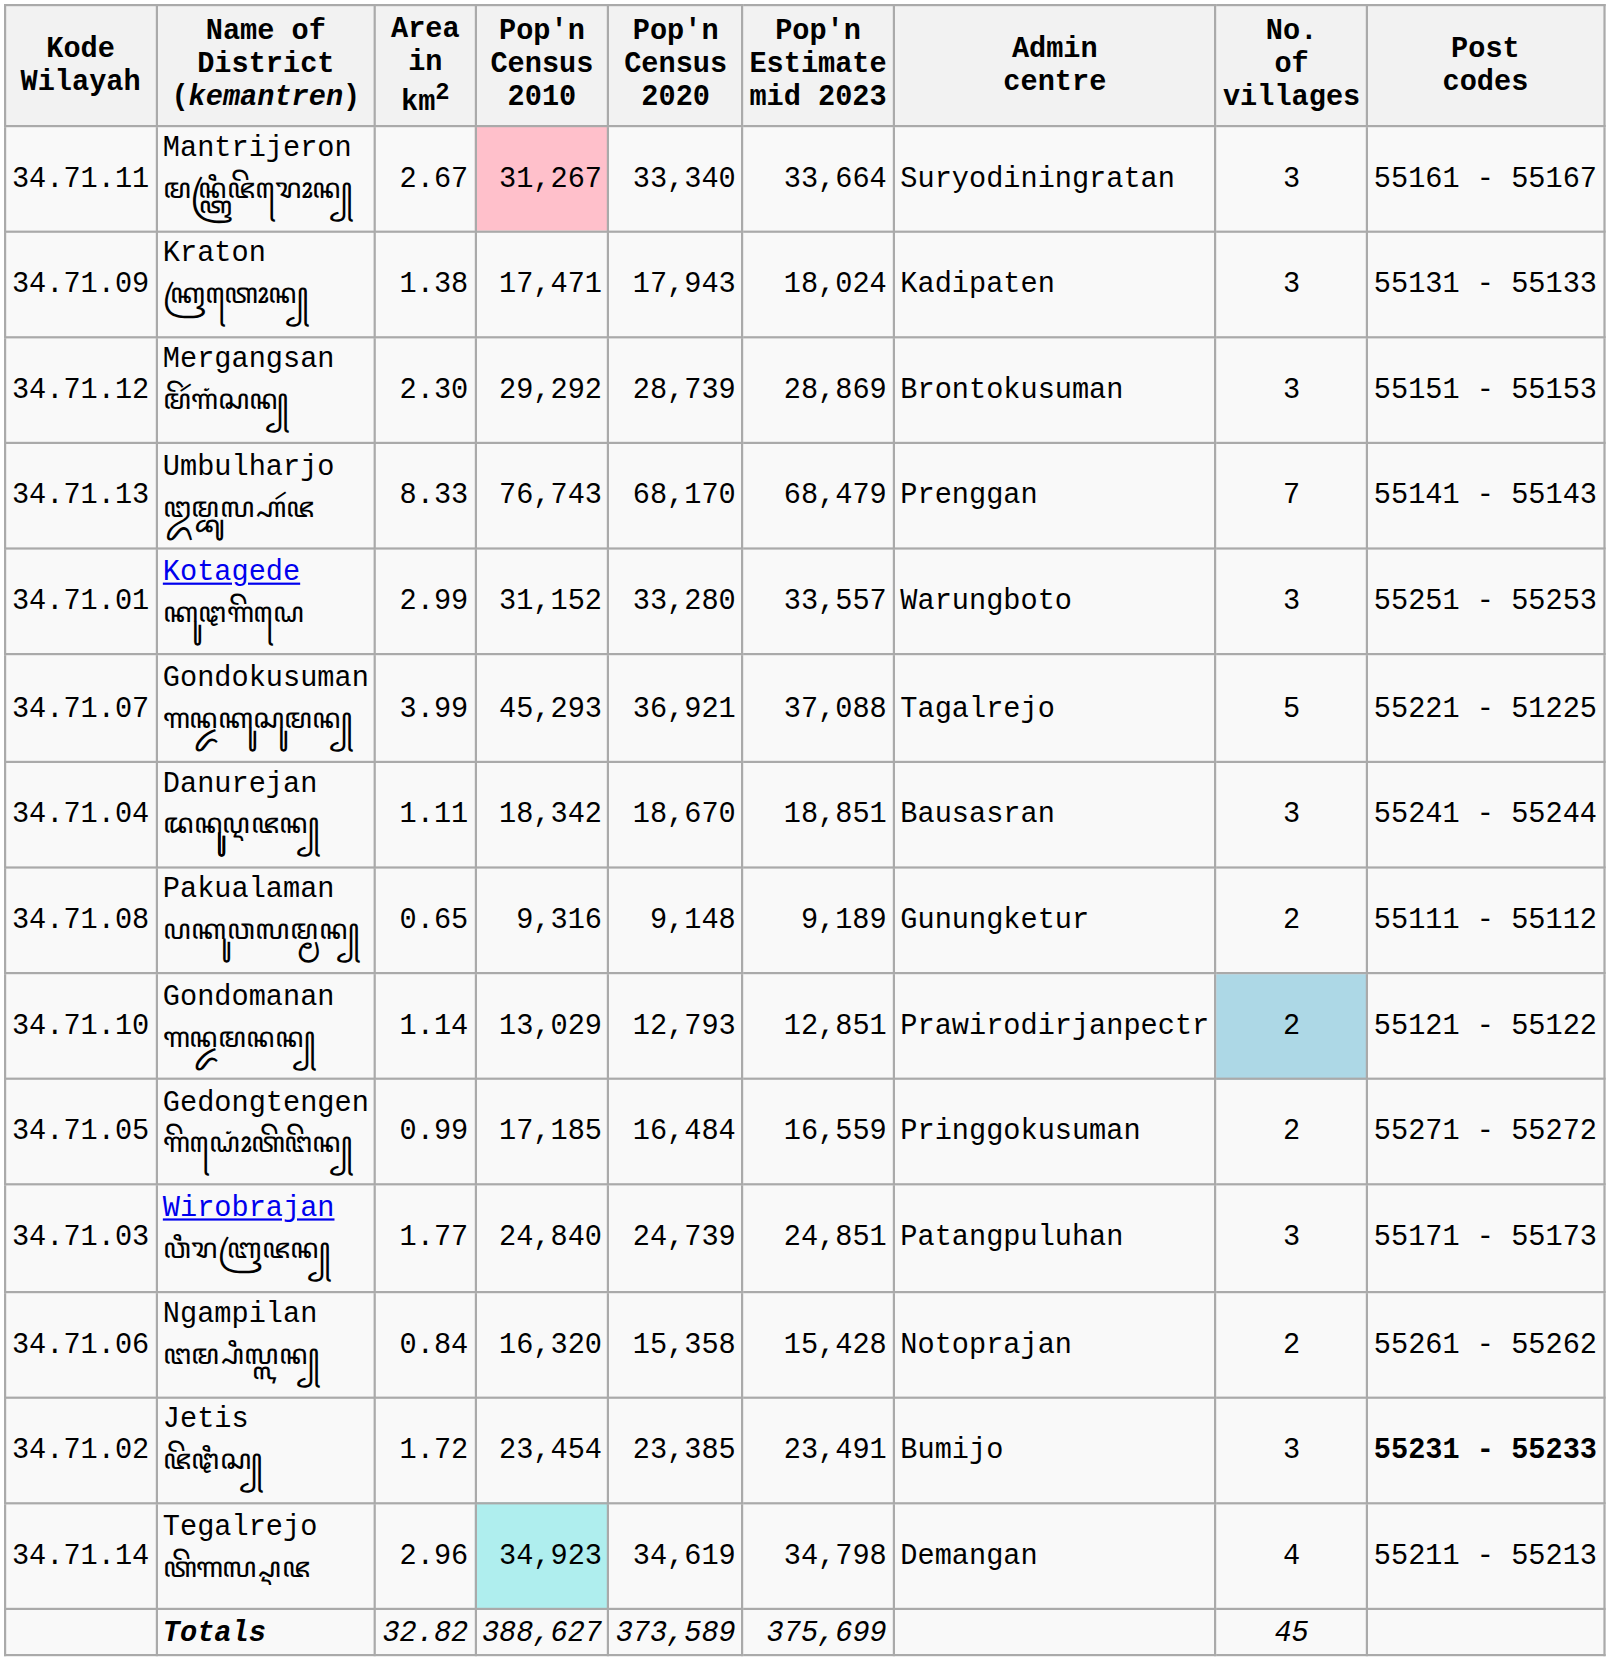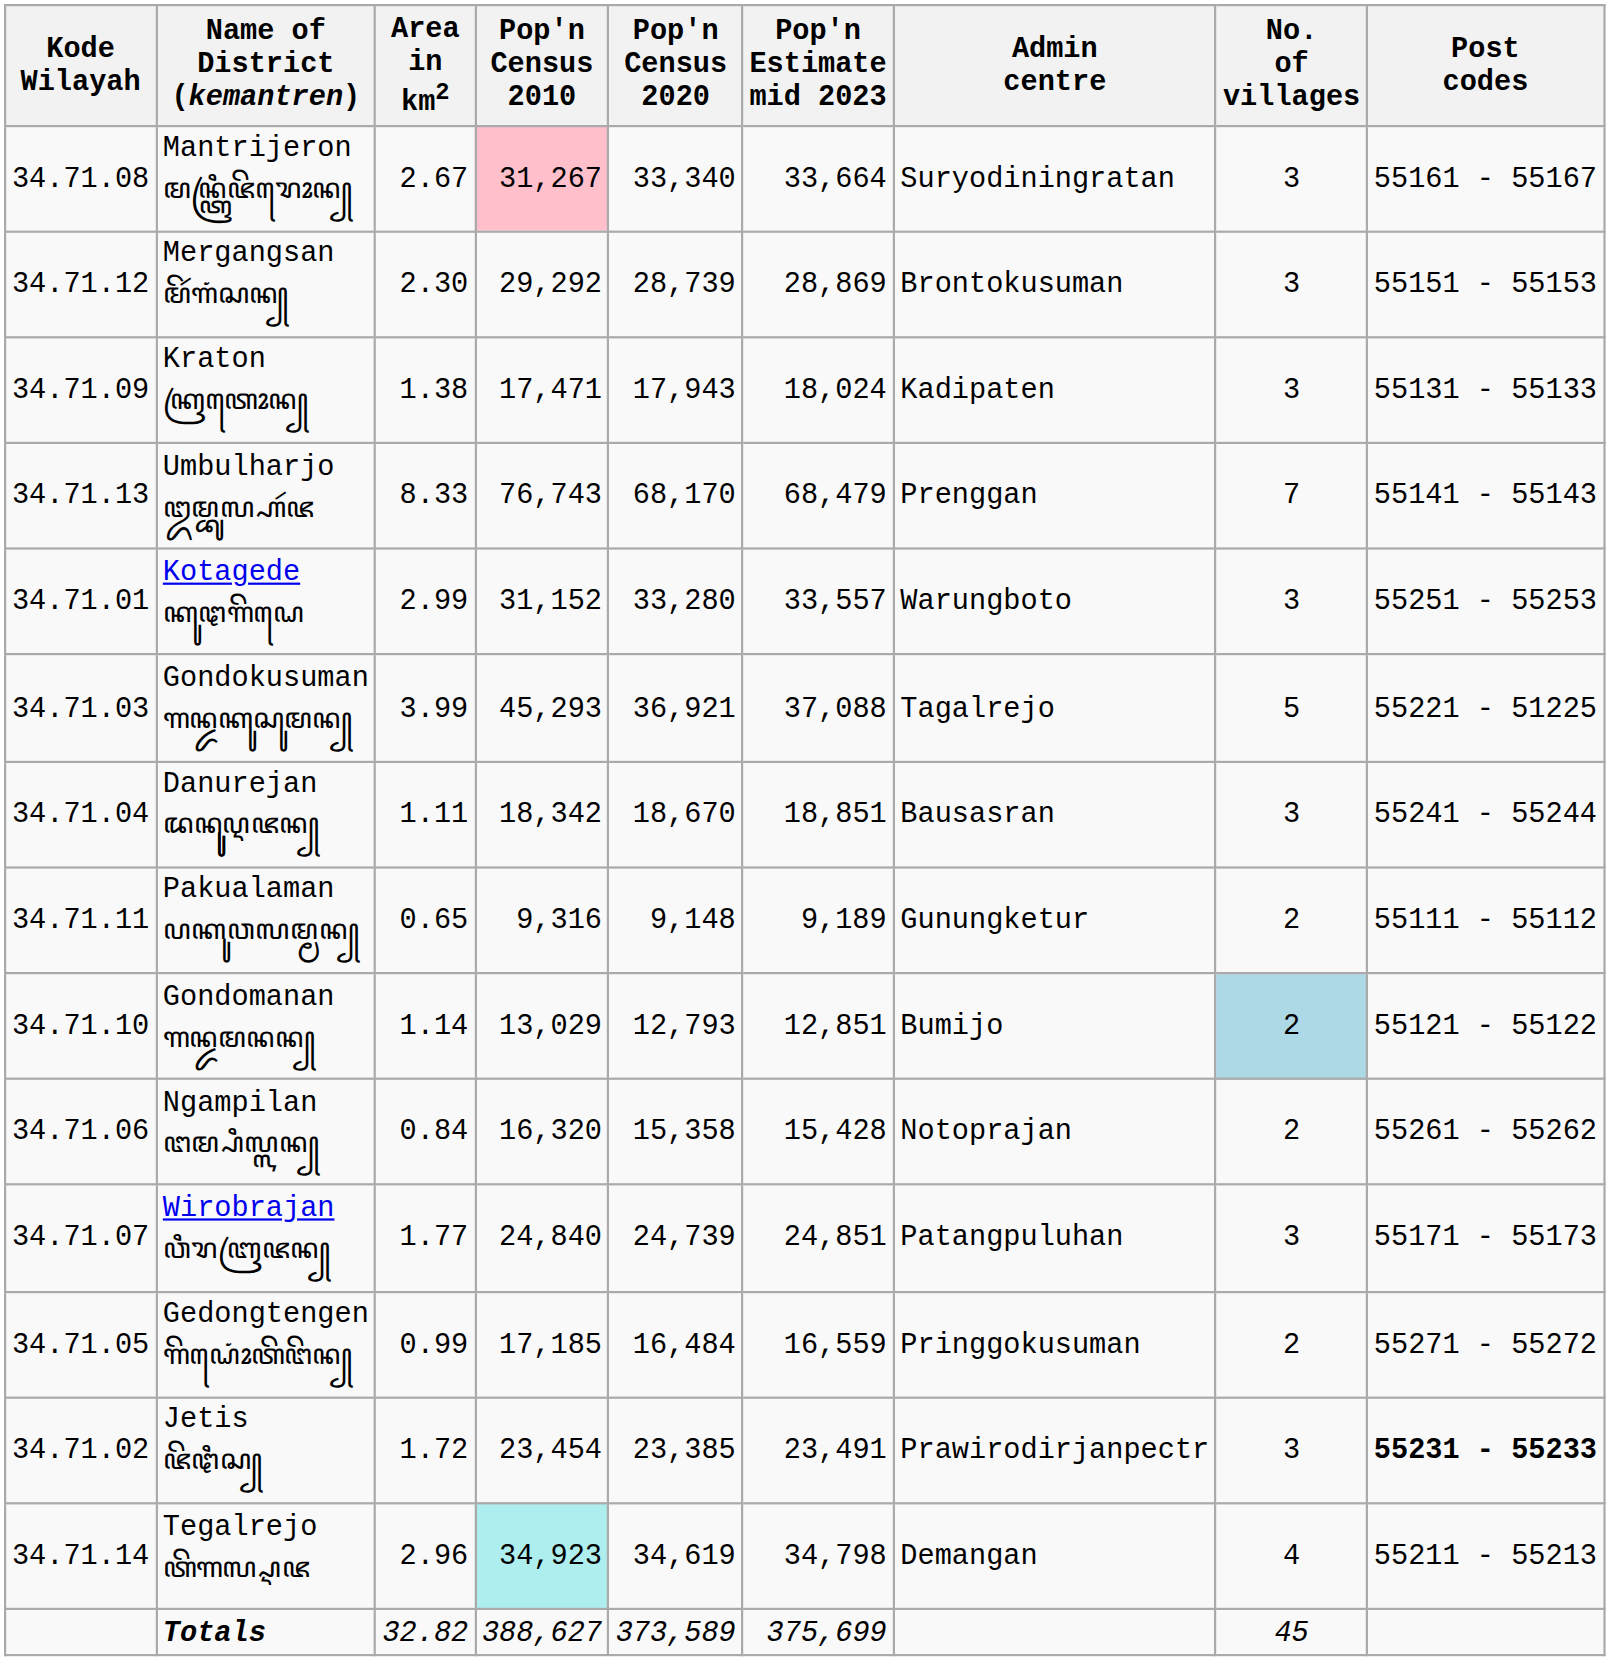(81, 178) 34.71.11 -> (81, 178) 34.71.08
rows swapped: (235, 275) <-> (249, 381)
(81, 708) 34.71.07 -> (81, 708) 34.71.03
(81, 920) 34.71.08 -> (81, 920) 34.71.11
(1055, 1026) Prawirodirjanpectr -> (952, 1026) Bumijo
rows swapped: (241, 1335) <-> (266, 1123)
(81, 1238) 34.71.03 -> (81, 1238) 34.71.07
(952, 1450) Bumijo -> (1055, 1450) Prawirodirjanpectr
